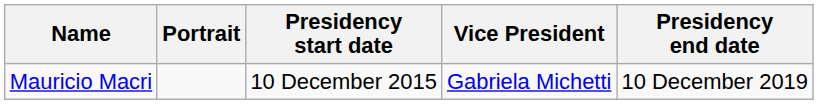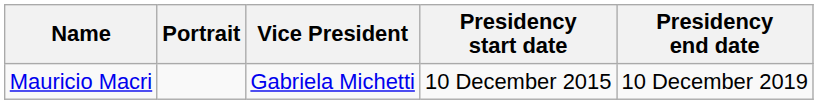columns swapped: (529, 34) <-> (344, 34)
